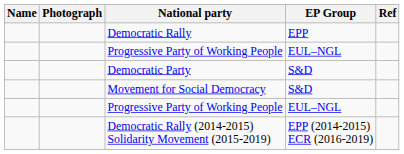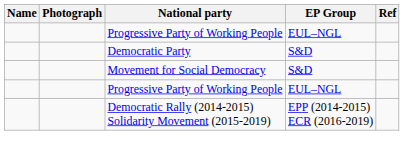- row: (149, 32)
